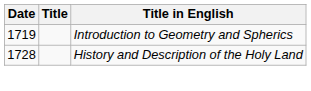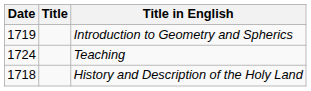+ row: (99, 55)
(22, 55) 1728 -> (22, 75) 1718
